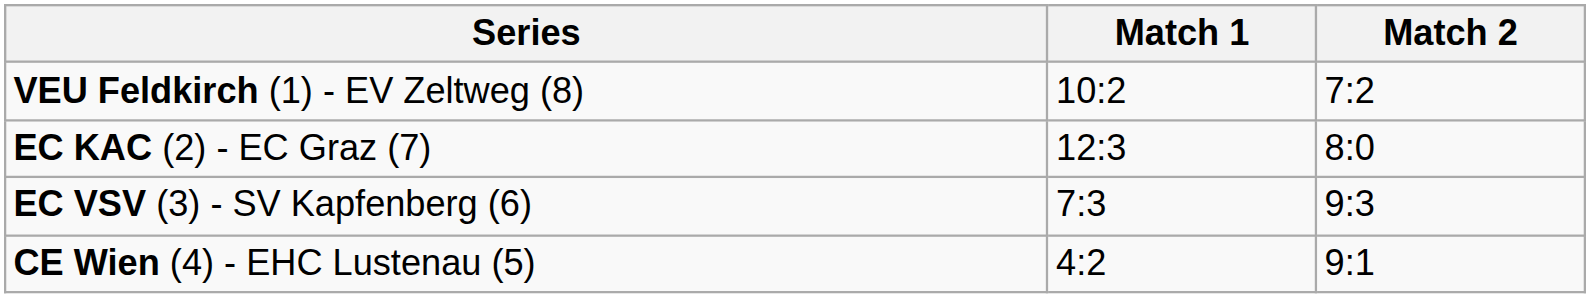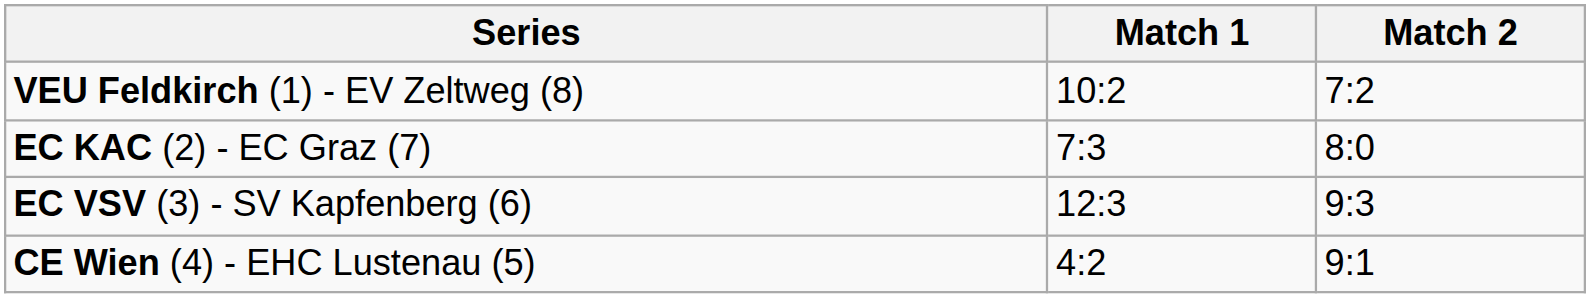(1091, 147) 12:3 -> (1081, 147) 7:3
(1081, 205) 7:3 -> (1091, 205) 12:3
